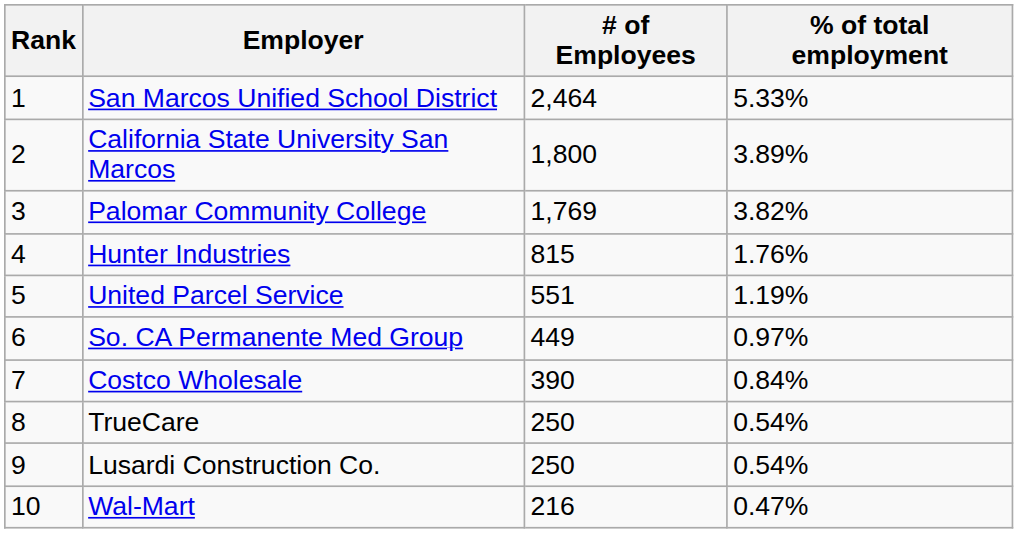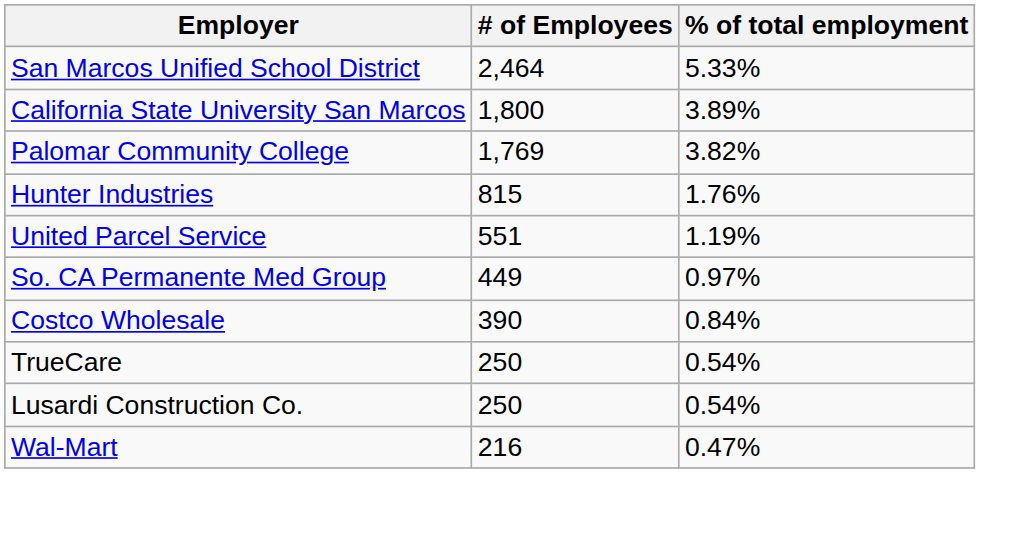- column: (43, 40)
